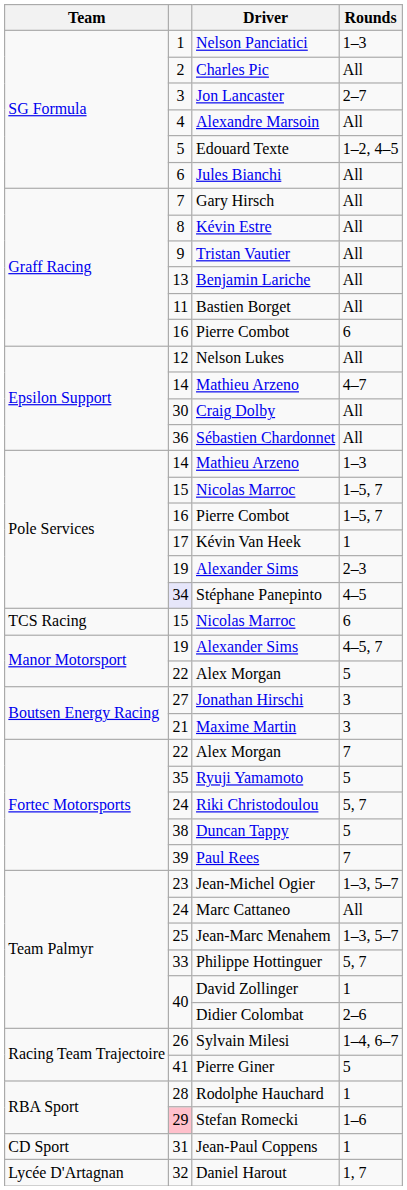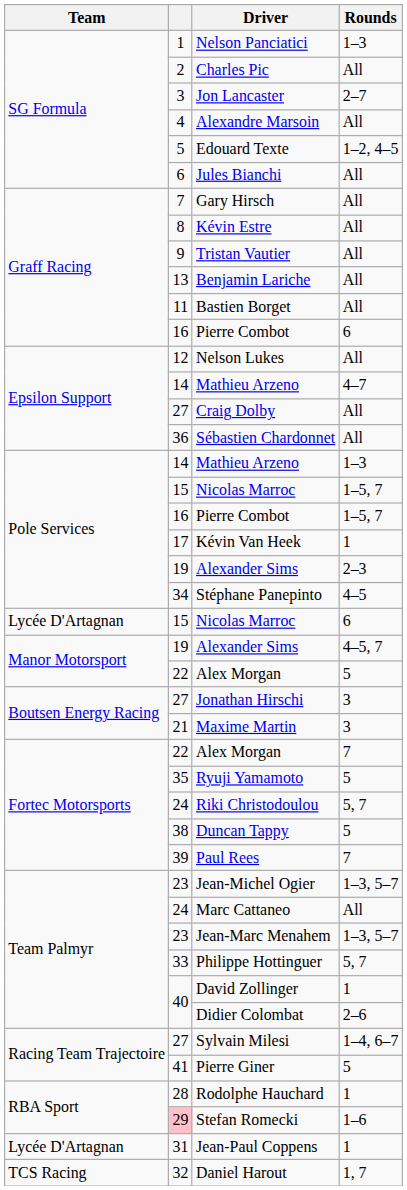(181, 410) 30 -> (181, 410) 27
(181, 594) lavender background -> (181, 594) no background
(47, 621) TCS Racing -> (66, 621) Lycée D'Artagnan
(181, 936) 25 -> (181, 936) 23
(181, 1041) 26 -> (181, 1041) 27
(39, 1146) CD Sport -> (66, 1146) Lycée D'Artagnan
(66, 1172) Lycée D'Artagnan -> (47, 1172) TCS Racing
